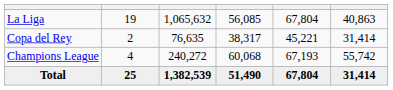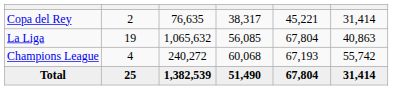rows swapped: (26, 19) <-> (39, 38)
